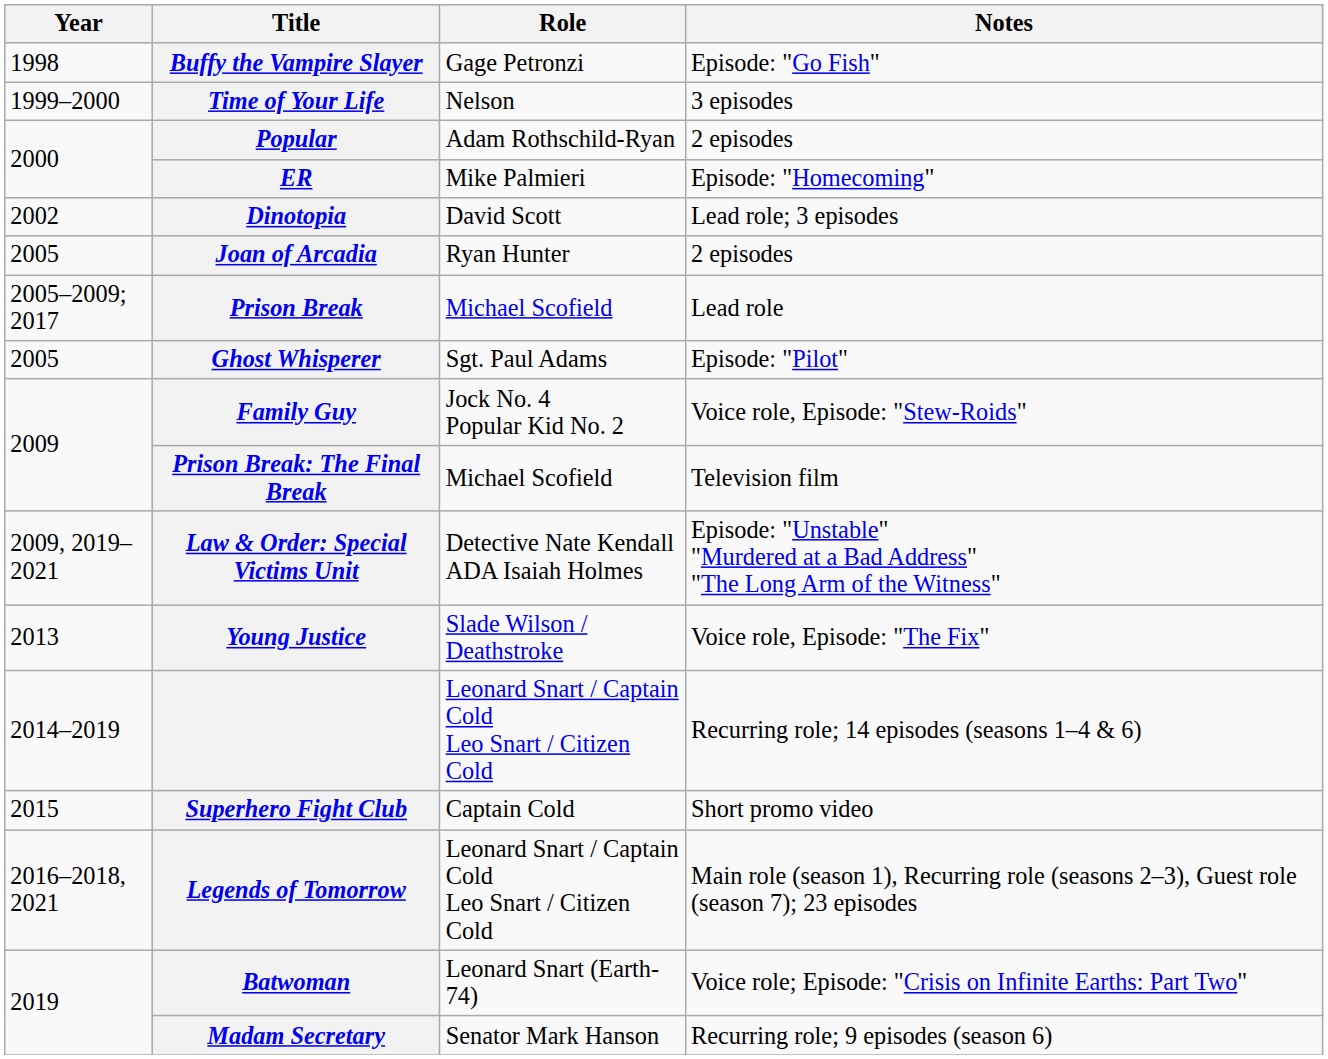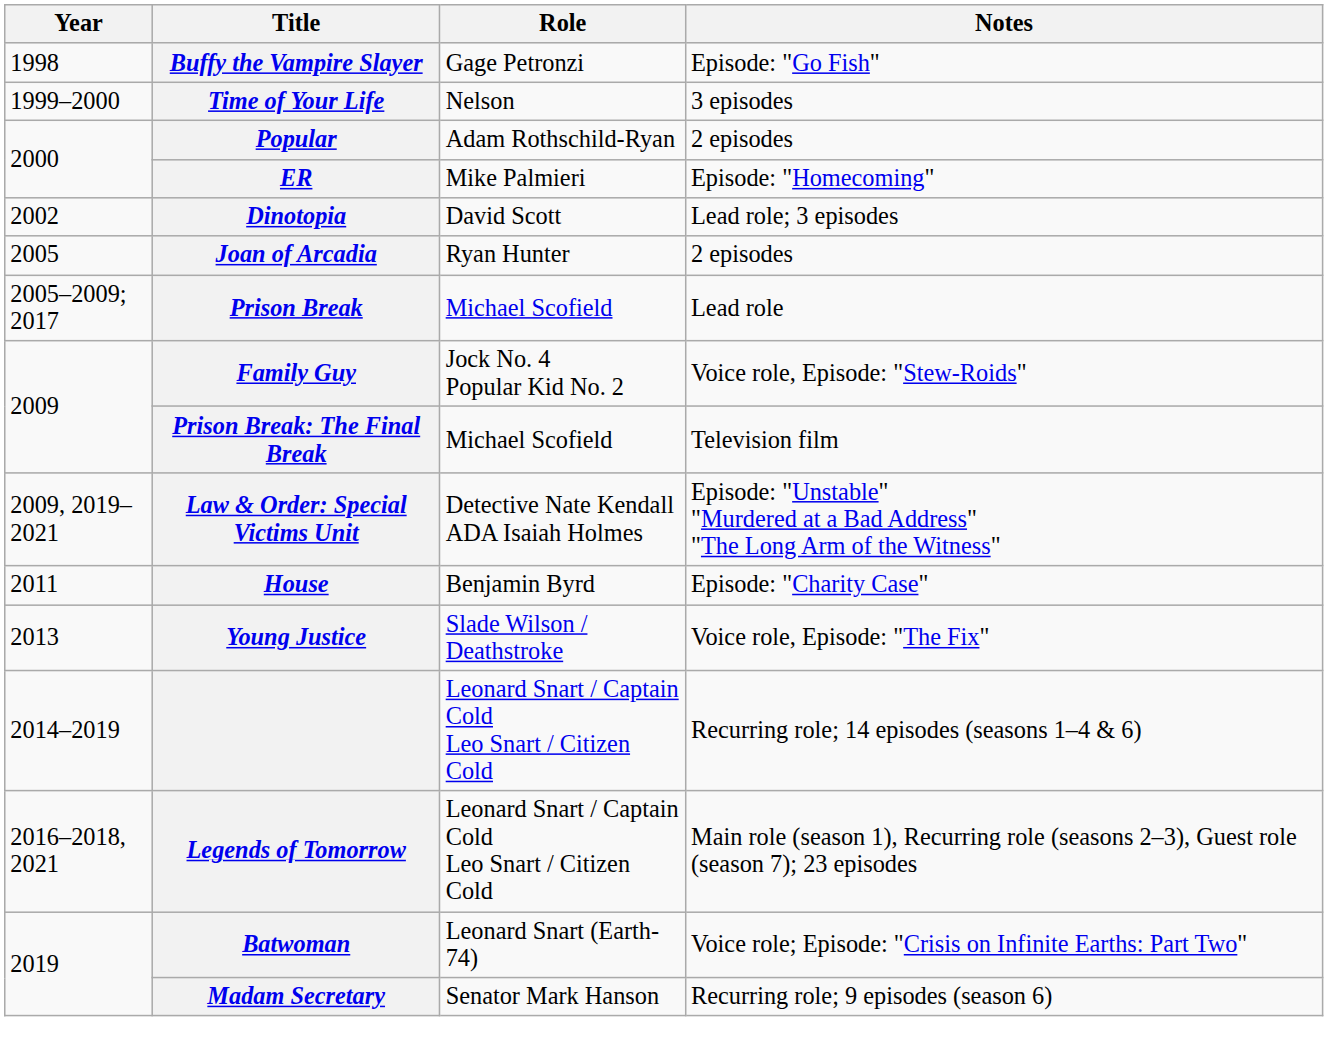- row: (296, 359)
+ row: (296, 584)
- row: (296, 810)
